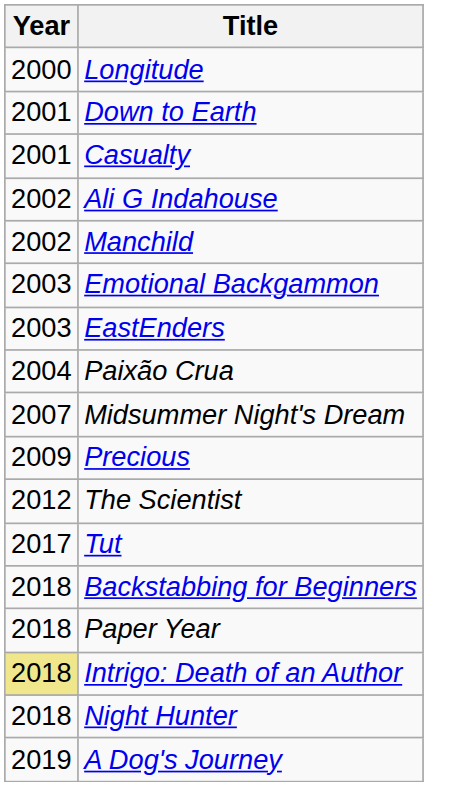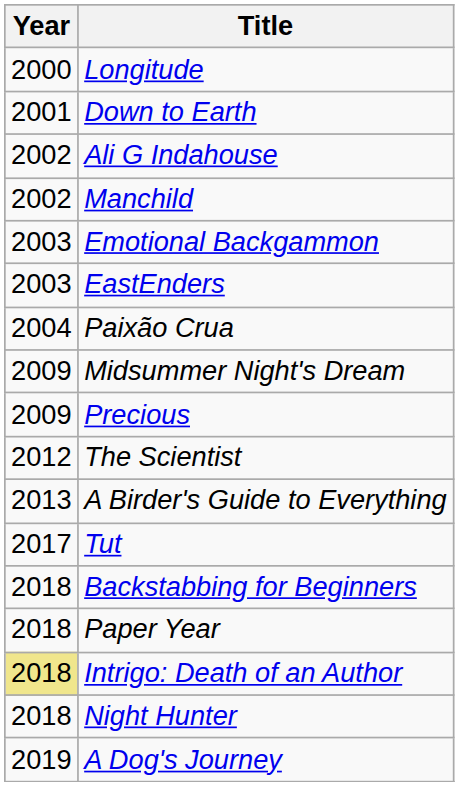- row: (137, 155)
(41, 414) 2007 -> (41, 371) 2009
+ row: (265, 500)
